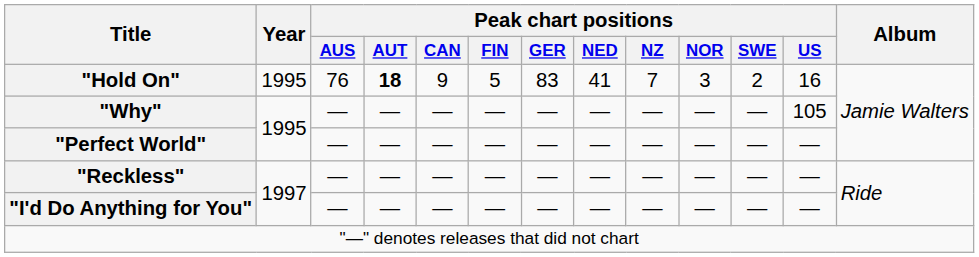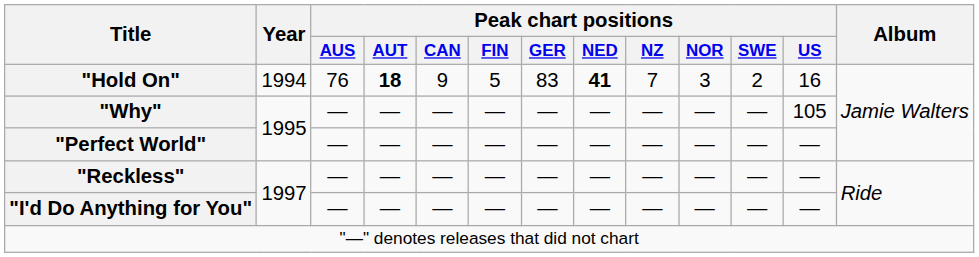(284, 79) 1995 -> (284, 79) 1994
(600, 79) normal -> (600, 79) bold
